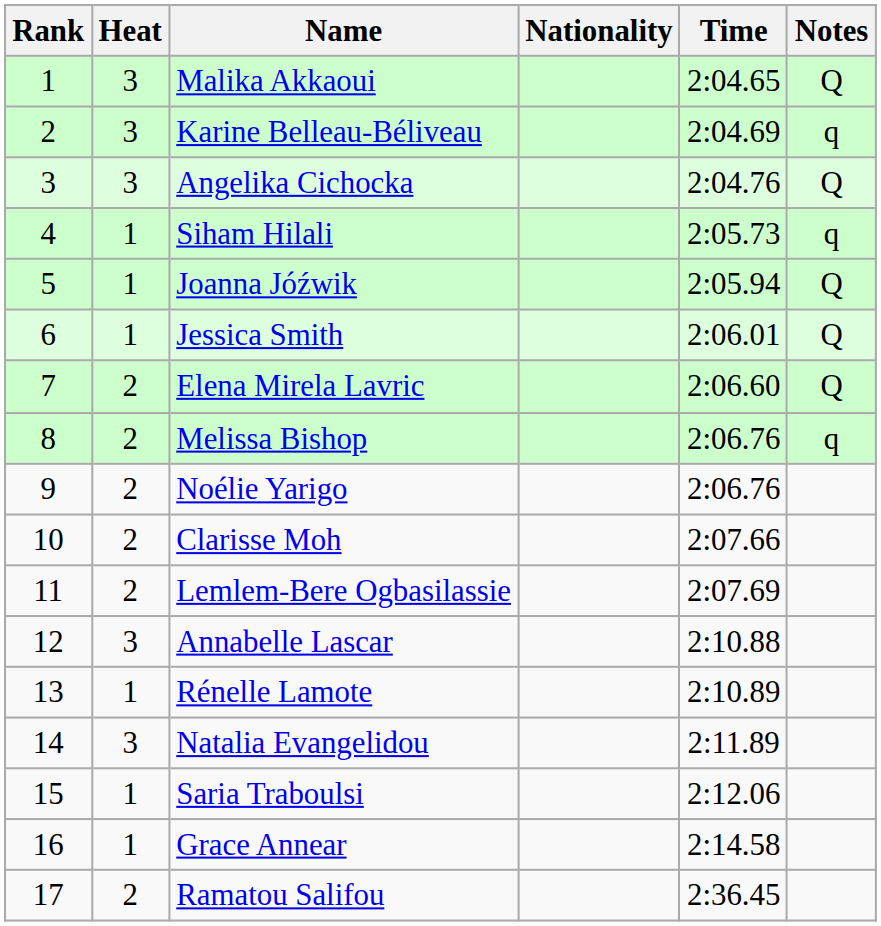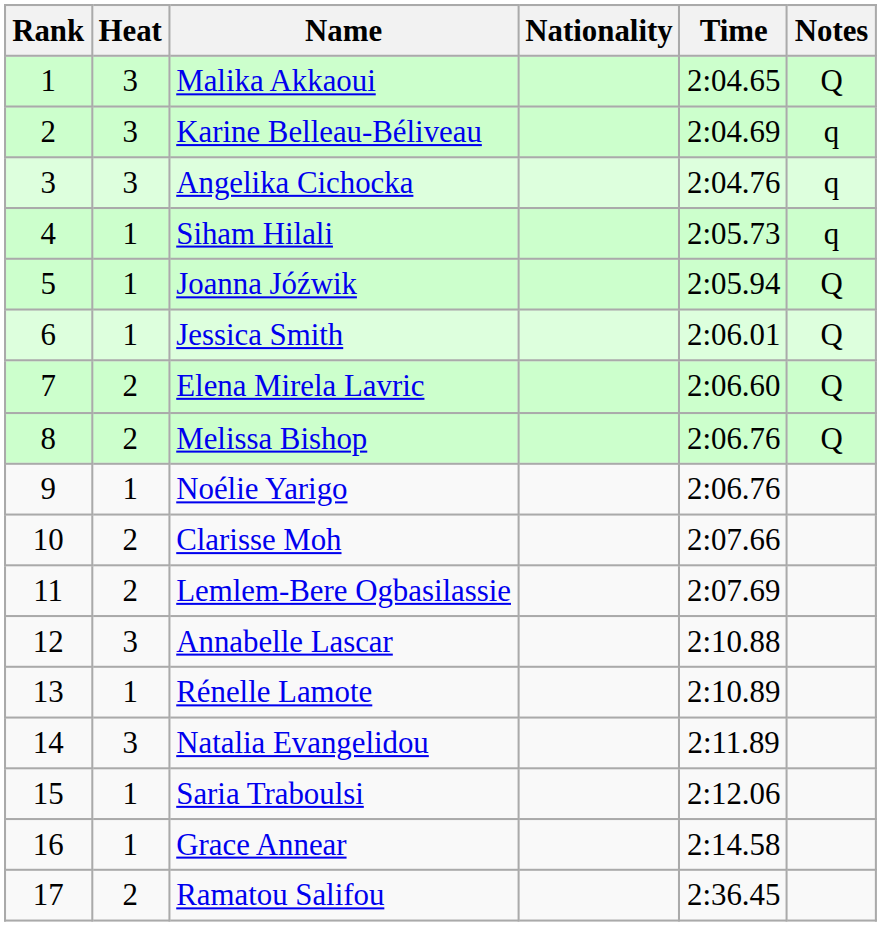(832, 182) Q -> (832, 182) q
(832, 437) q -> (832, 437) Q
(130, 488) 2 -> (130, 488) 1
